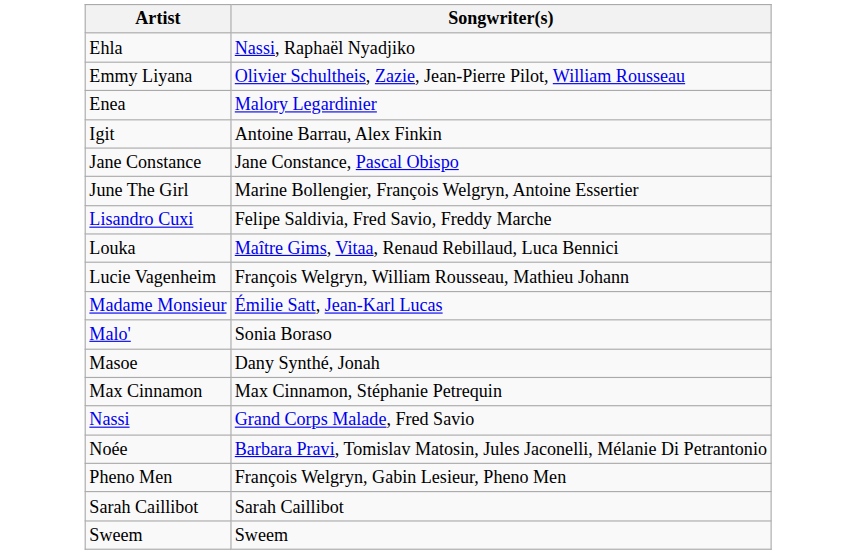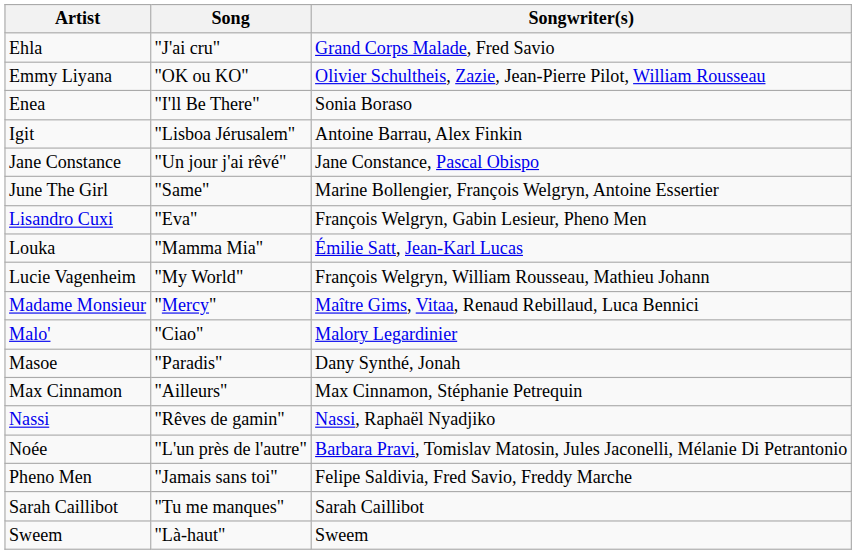+ column: (231, 18)
(325, 47) Nassi, Raphaël Nyadjiko -> (435, 47) Grand Corps Malade, Fred Savio
(306, 104) Malory Legardinier -> (364, 104) Sonia Boraso
(393, 219) Felipe Saldivia, Fred Savio, Freddy Marche -> (481, 219) François Welgryn, Gabin Lesieur, Pheno Men
(427, 248) Maître Gims, Vitaa, Renaud Rebillaud, Luca Bennici -> (419, 248) Émilie Satt, Jean-Karl Lucas
(339, 305) Émilie Satt, Jean-Karl Lucas -> (507, 305) Maître Gims, Vitaa, Renaud Rebillaud, Luca Bennici
(283, 334) Sonia Boraso -> (386, 334) Malory Legardinier
(355, 420) Grand Corps Malade, Fred Savio -> (405, 420) Nassi, Raphaël Nyadjiko
(400, 477) François Welgryn, Gabin Lesieur, Pheno Men -> (474, 477) Felipe Saldivia, Fred Savio, Freddy Marche
